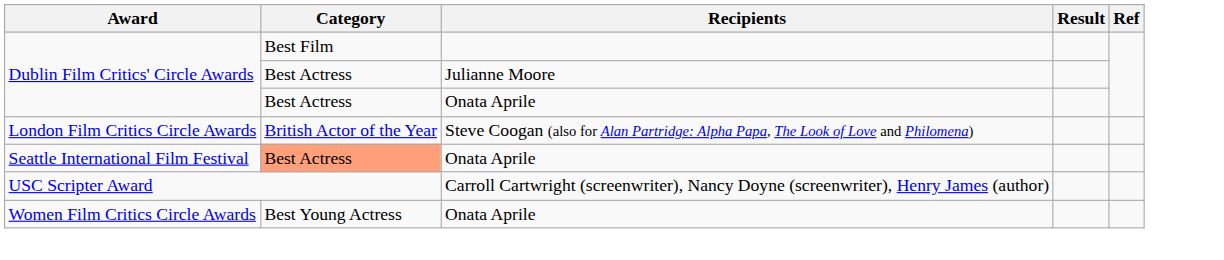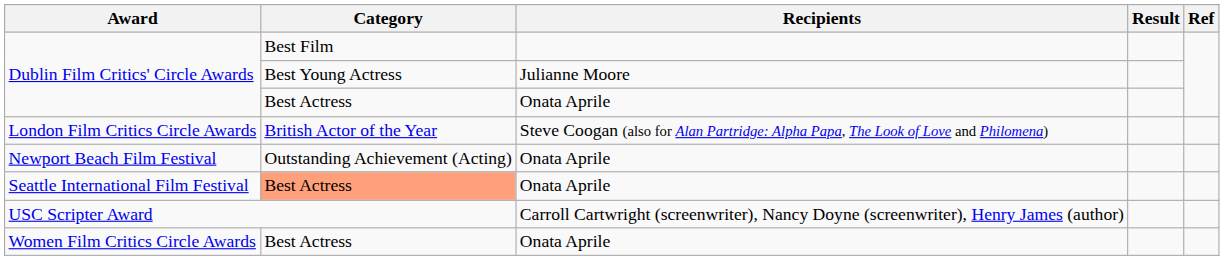(308, 74) Best Actress -> (333, 74) Best Young Actress
+ row: (112, 158)
(333, 213) Best Young Actress -> (308, 241) Best Actress
